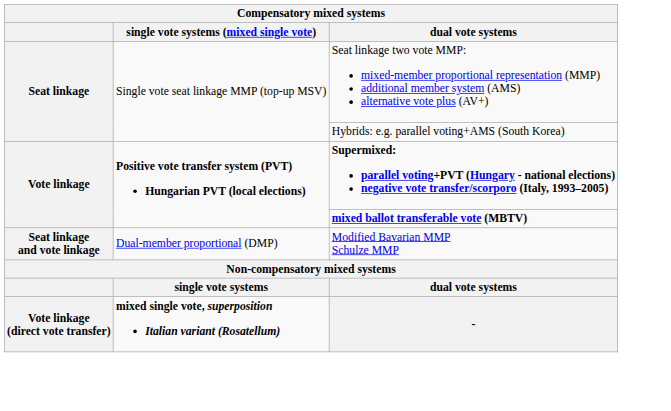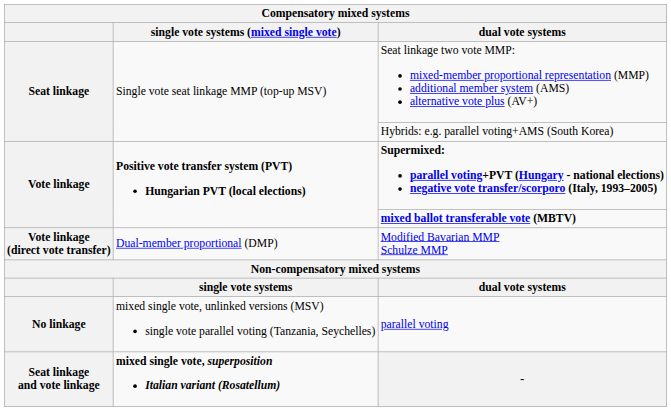(59, 243) Seat linkage and vote linkage -> (59, 243) Vote linkage (direct vote transfer)
+ row: (415, 324)
(59, 324) Vote linkage (direct vote transfer) -> (59, 379) Seat linkage and vote linkage
